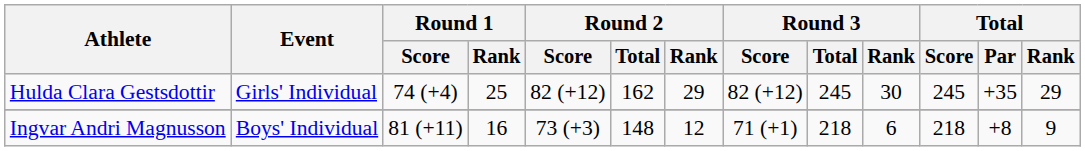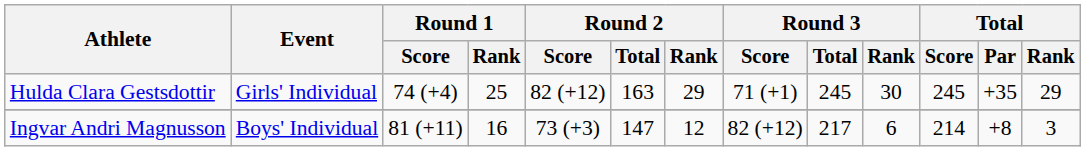(638, 92) 162 -> (638, 92) 163
(765, 92) 82 (+12) -> (765, 92) 71 (+1)
(638, 127) 148 -> (638, 127) 147
(765, 127) 71 (+1) -> (765, 127) 82 (+12)
(835, 127) 218 -> (835, 127) 217
(949, 127) 218 -> (949, 127) 214
(1051, 127) 9 -> (1051, 127) 3
